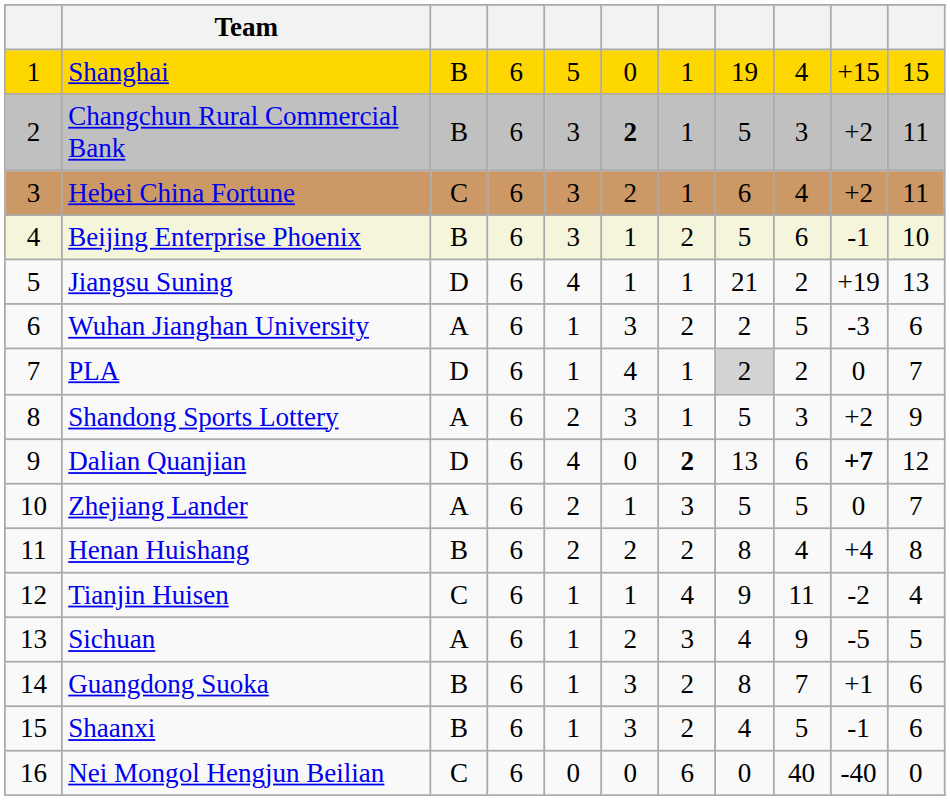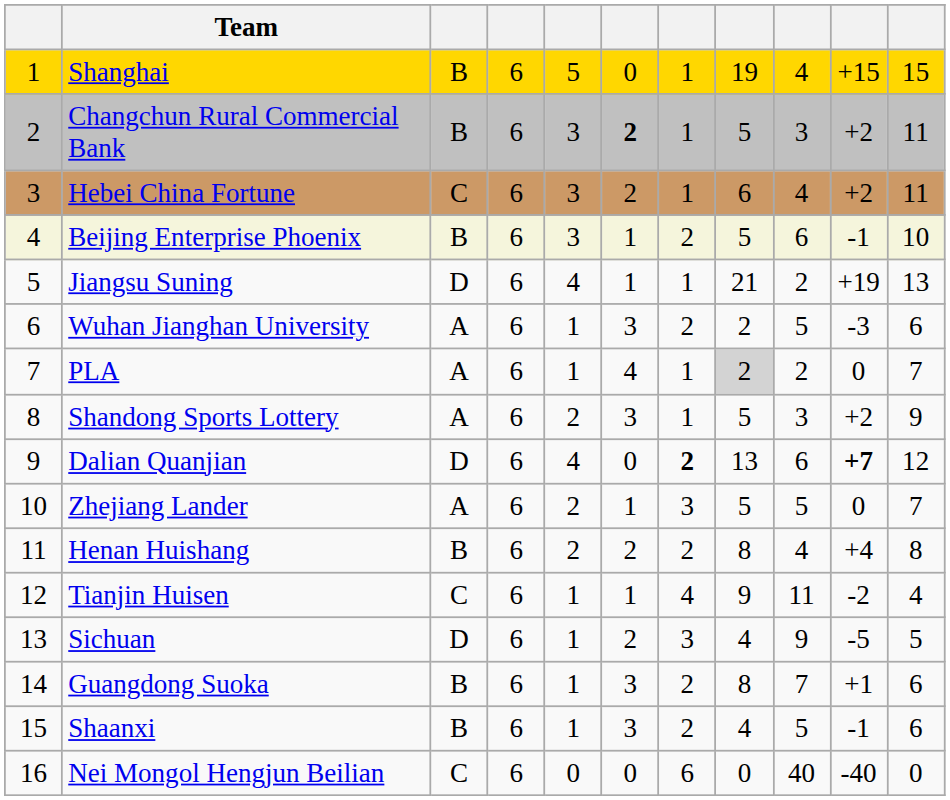(459, 371) D -> (459, 371) A
(459, 638) A -> (459, 638) D
